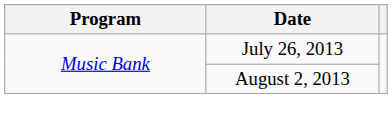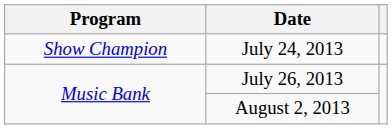+ row: (292, 49)
